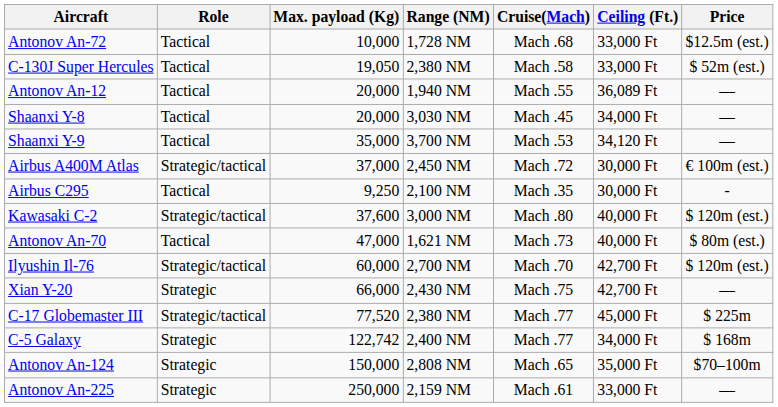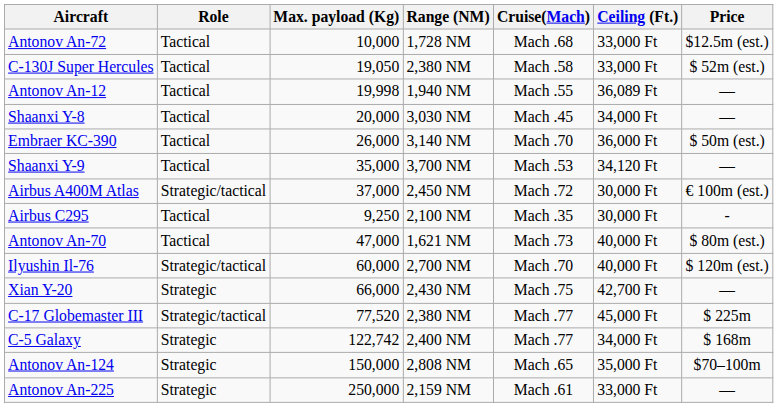(378, 91) 20,000 -> (378, 91) 19,998
+ row: (62, 141)
- row: (53, 215)
(627, 265) 42,700 Ft -> (627, 265) 40,000 Ft
